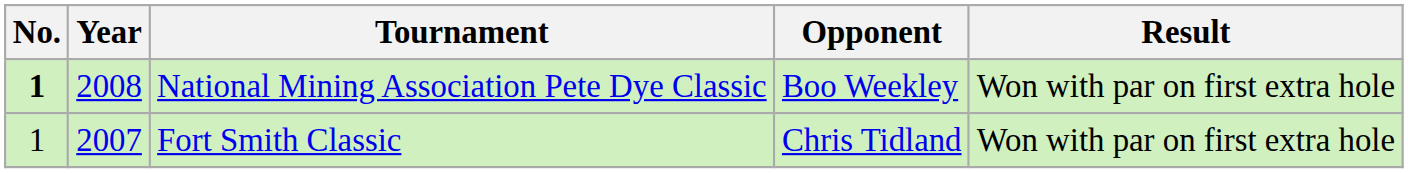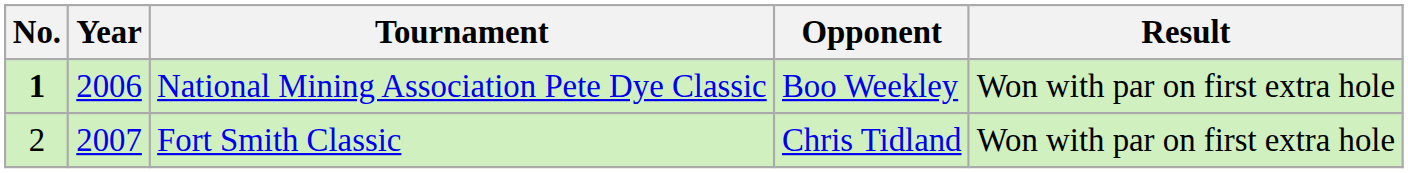(109, 85) 2008 -> (109, 85) 2006
(37, 140) 1 -> (37, 140) 2
